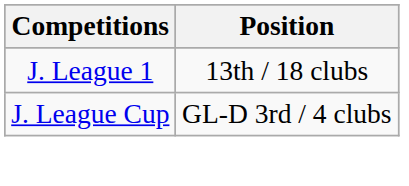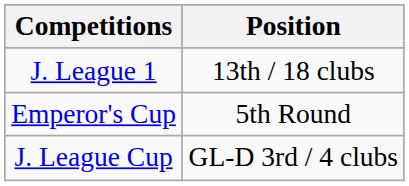+ row: (94, 113)
